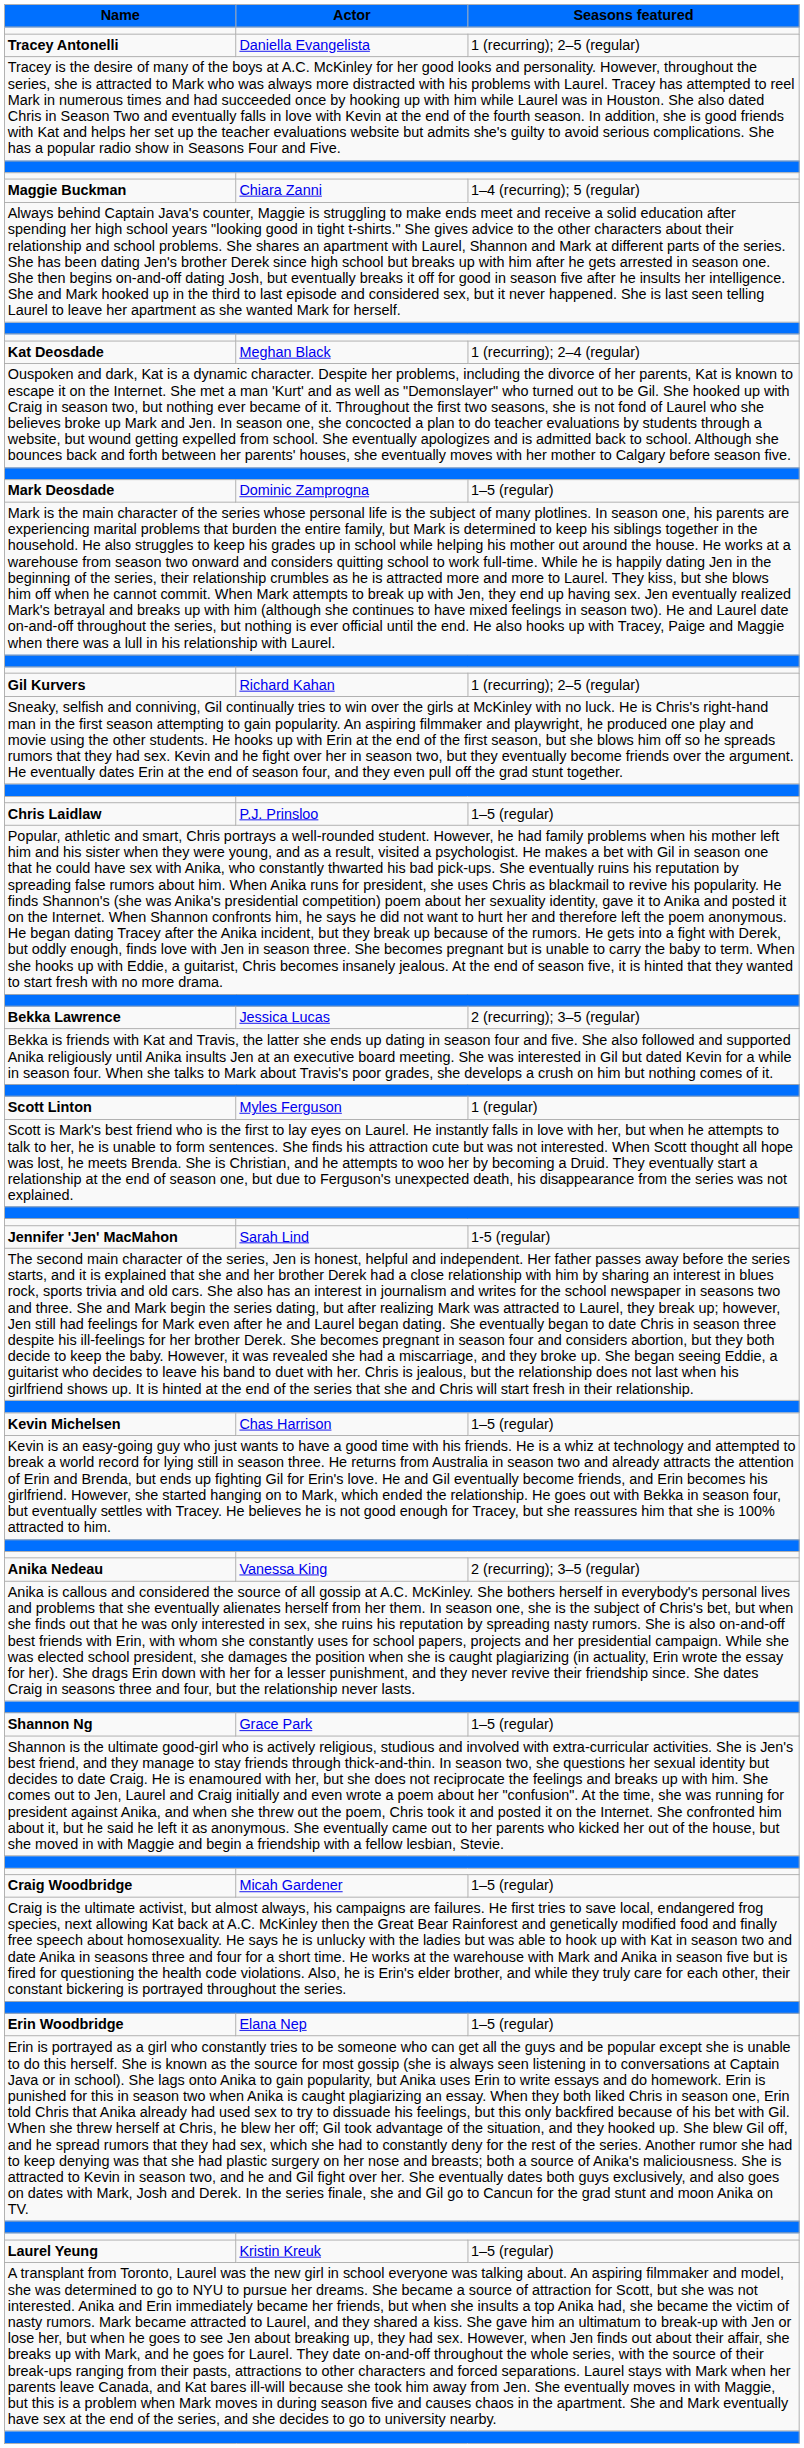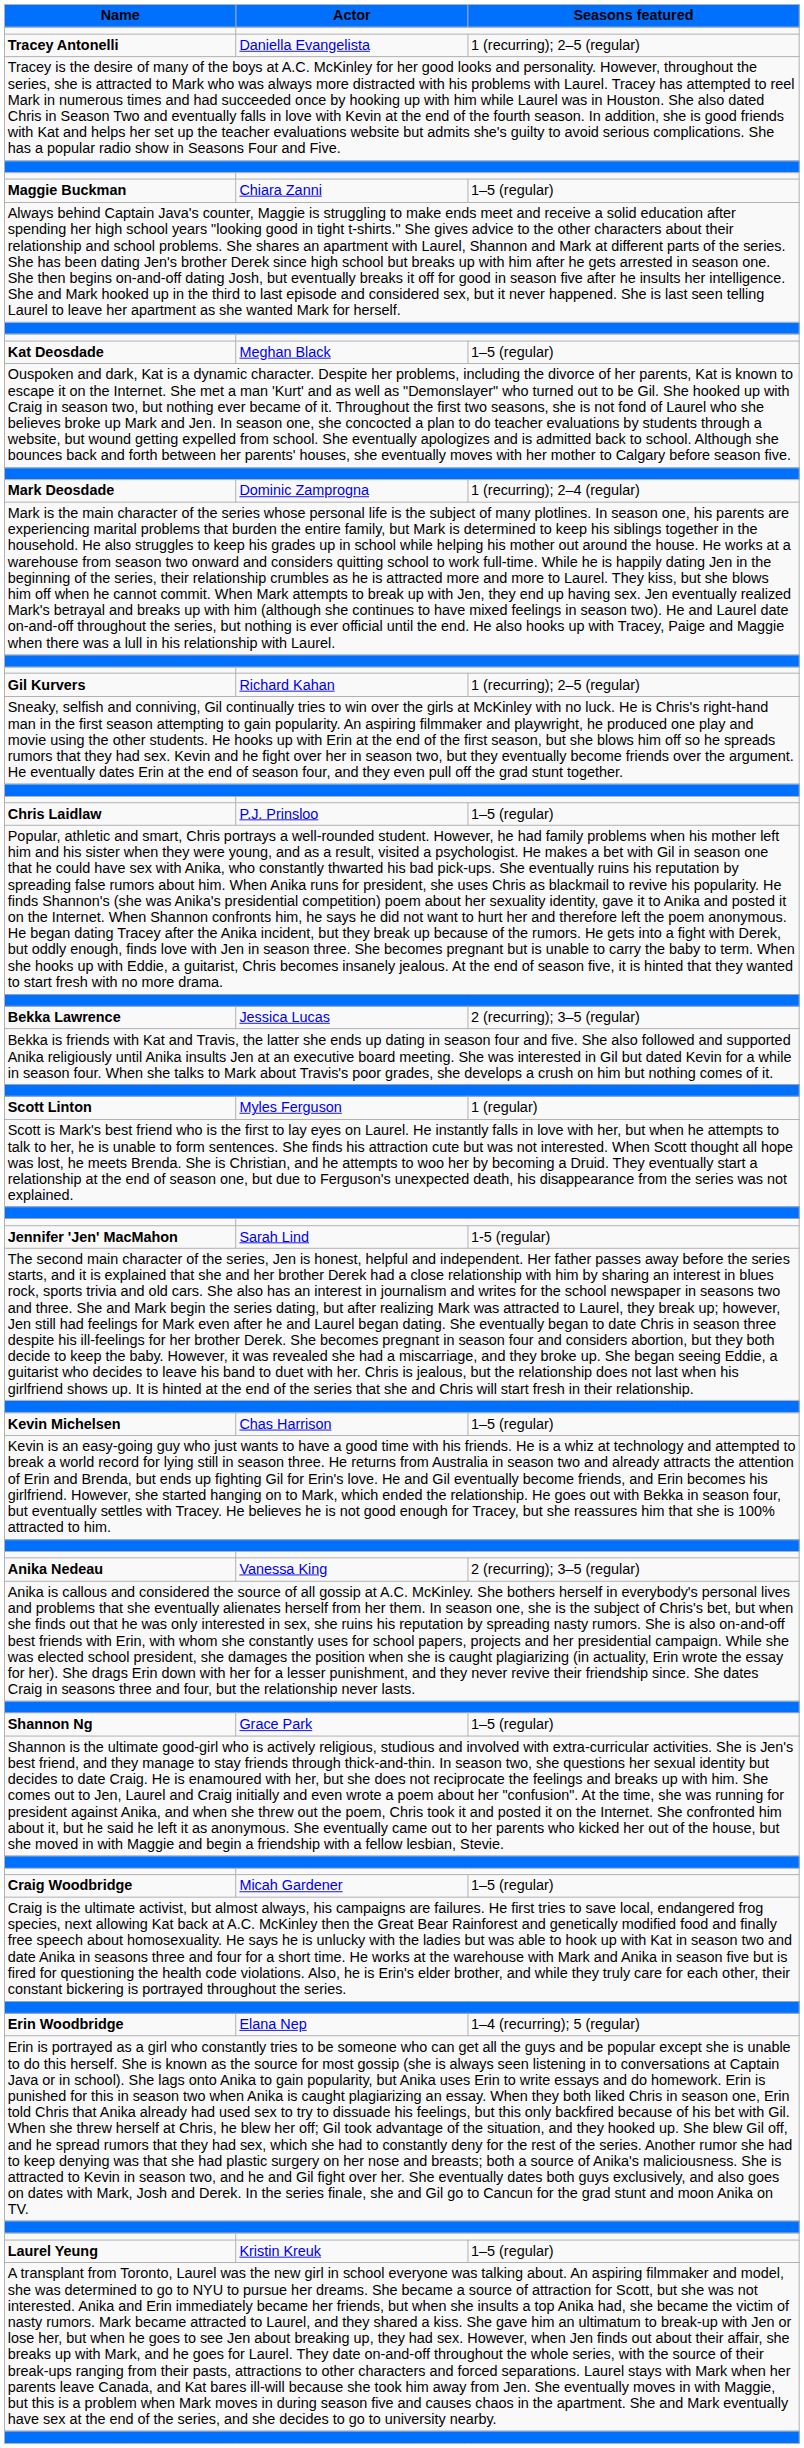(555, 190) 1–4 (recurring); 5 (regular) -> (512, 190) 1–5 (regular)
(555, 352) 1 (recurring); 2–4 (regular) -> (512, 352) 1–5 (regular)
(512, 491) 1–5 (regular) -> (555, 491) 1 (recurring); 2–4 (regular)
(512, 2024) 1–5 (regular) -> (555, 2024) 1–4 (recurring); 5 (regular)
